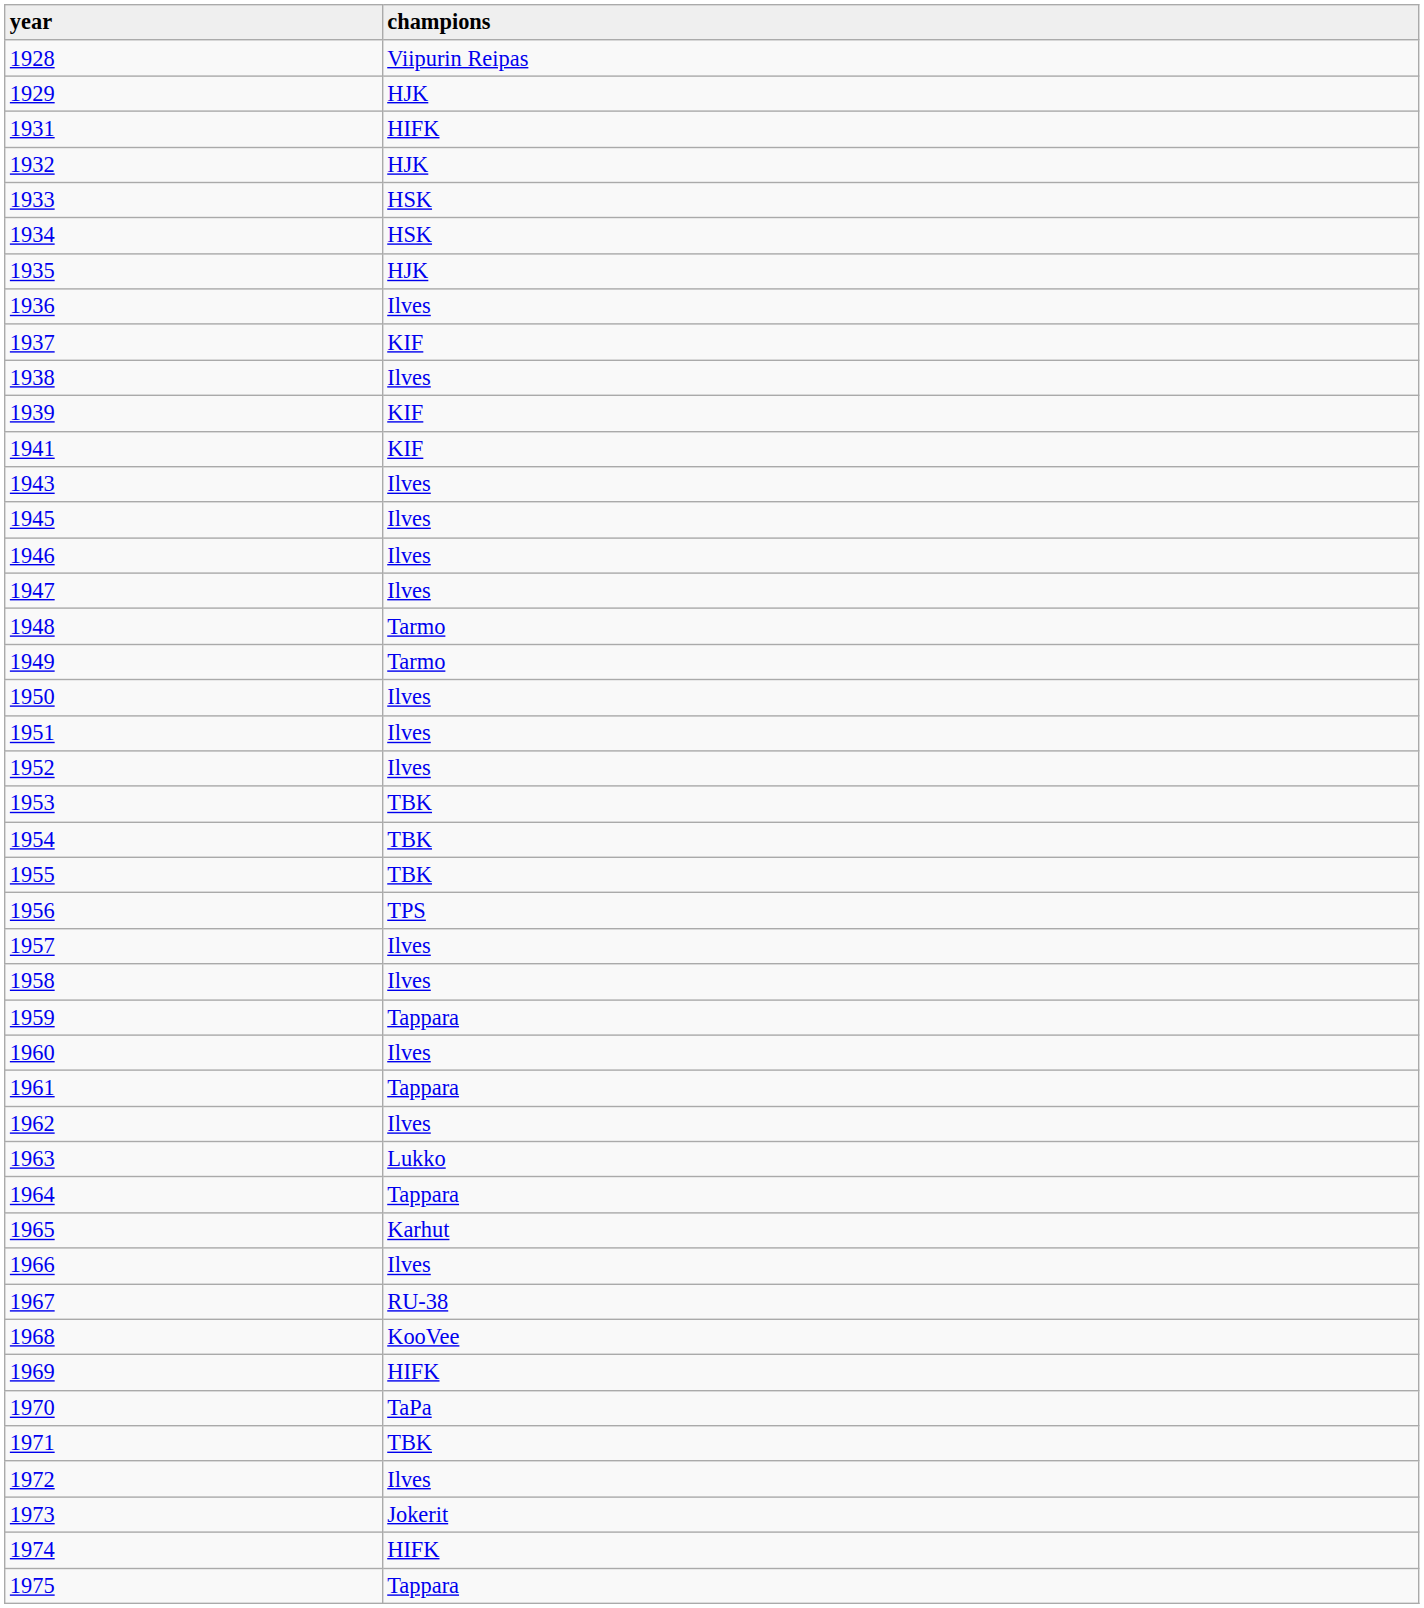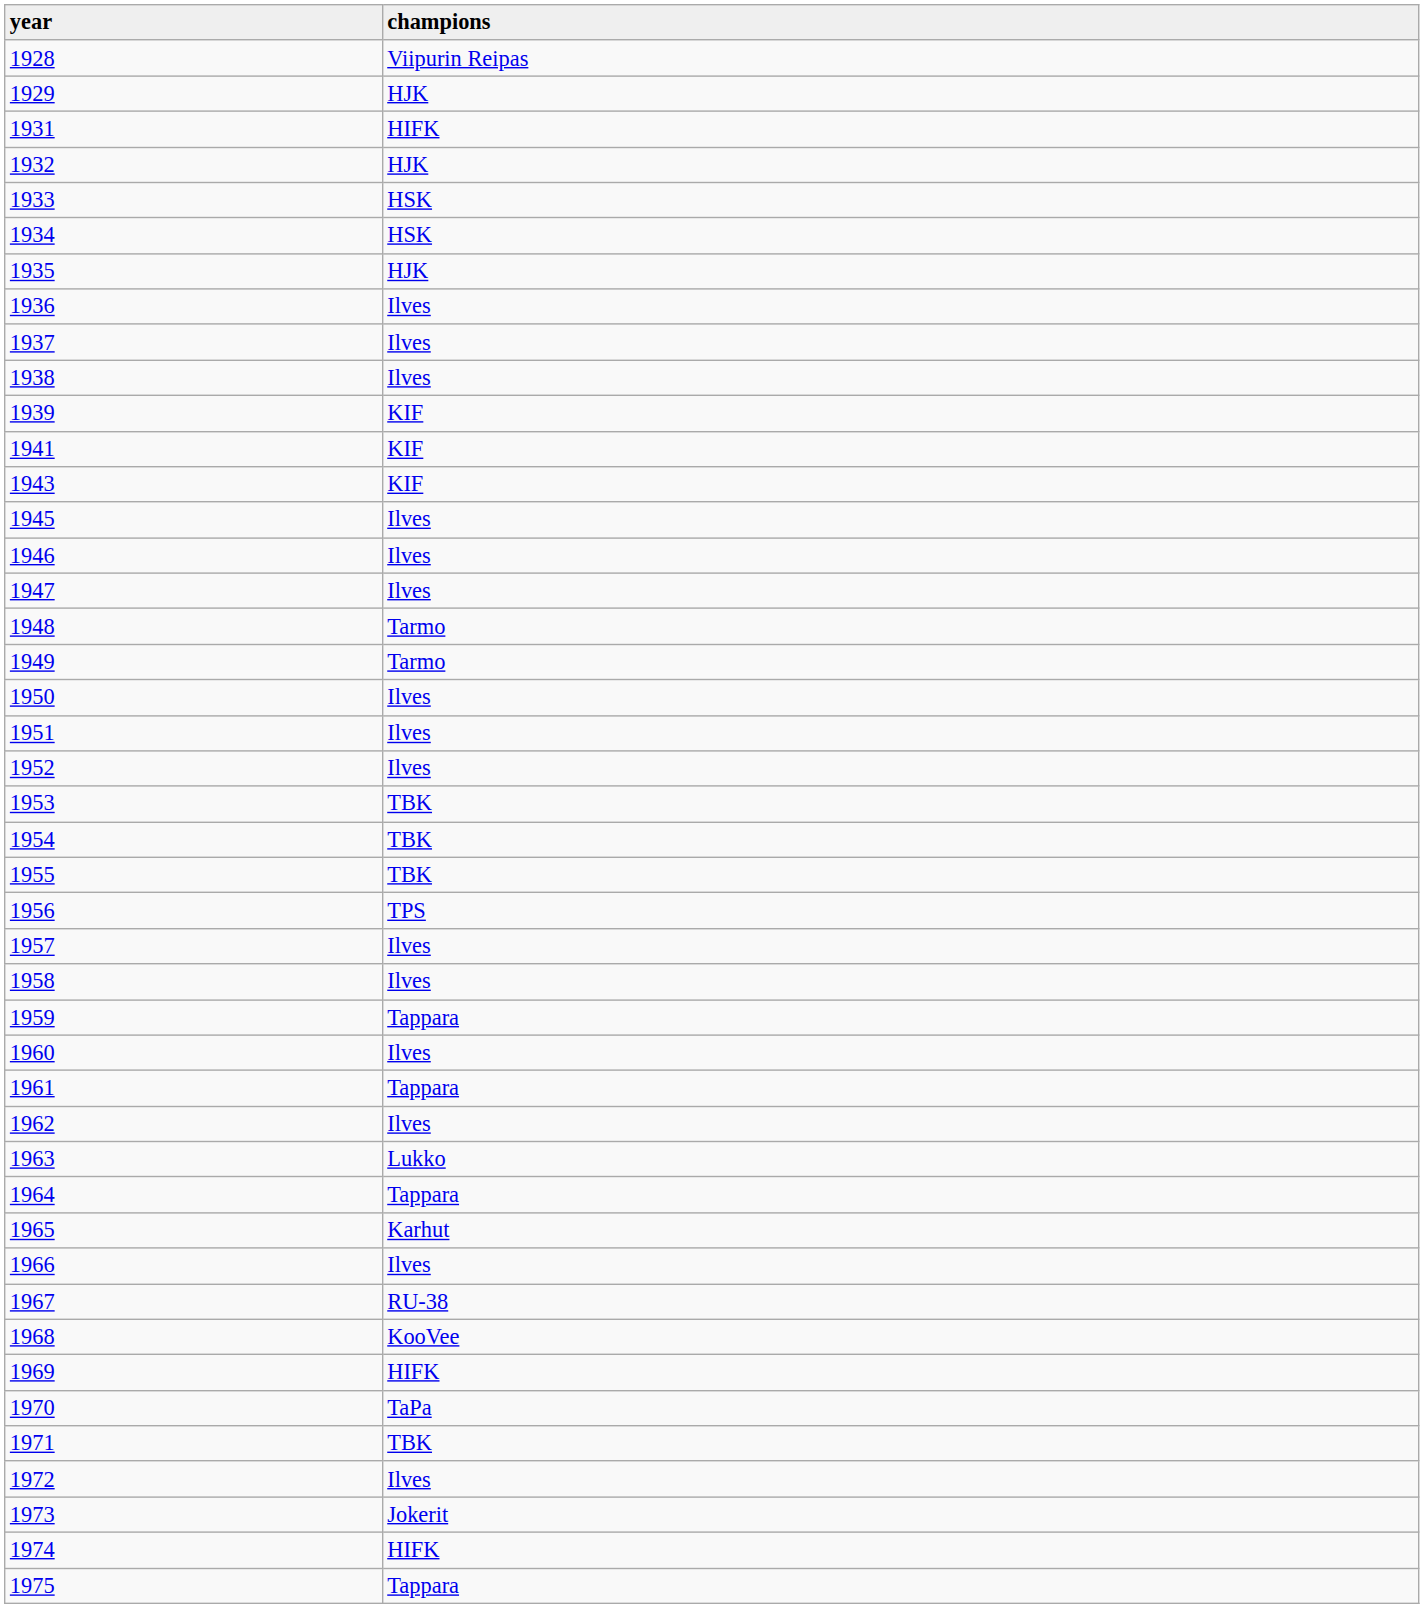(405, 341) KIF -> (409, 341) Ilves
(409, 484) Ilves -> (405, 484) KIF
